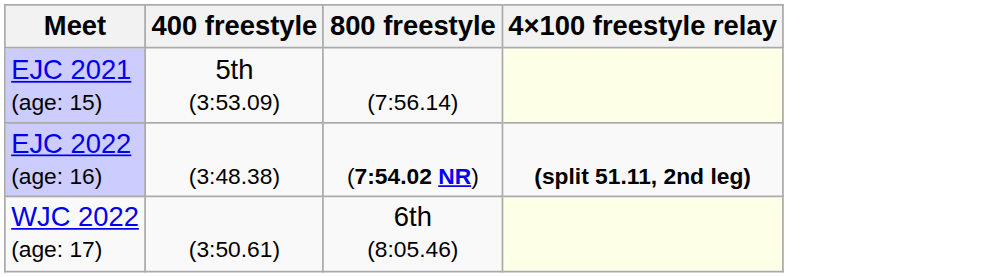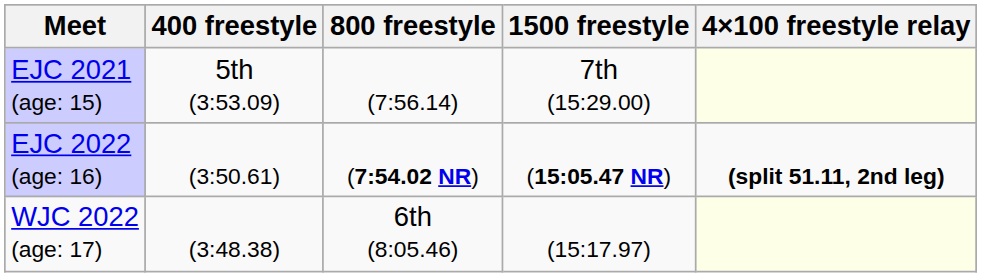+ column: (599, 26)
(234, 176) (3:48.38) -> (234, 176) (3:50.61)
(234, 250) (3:50.61) -> (234, 250) (3:48.38)
